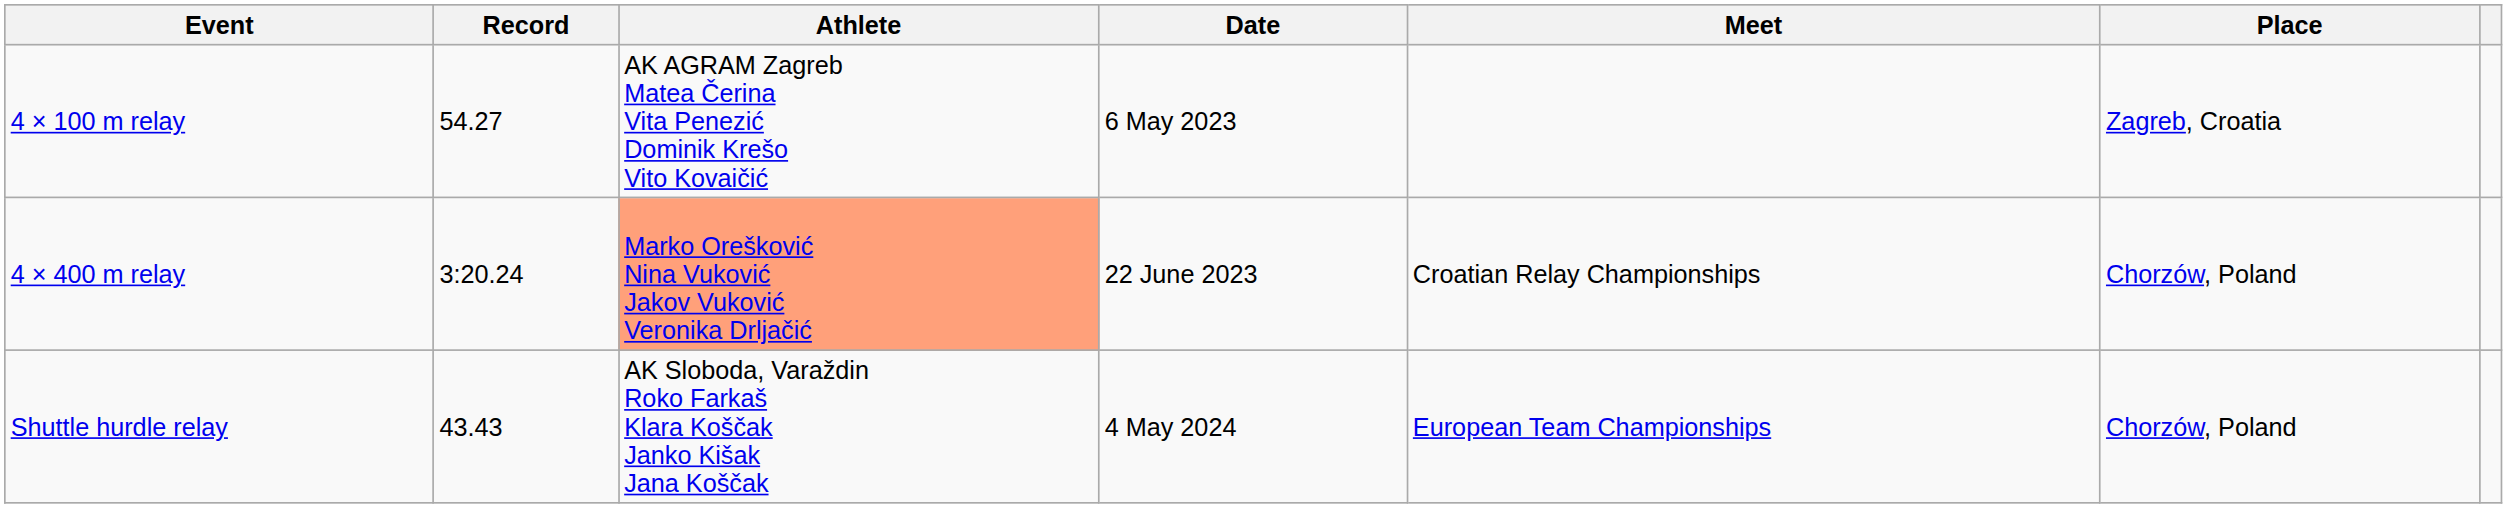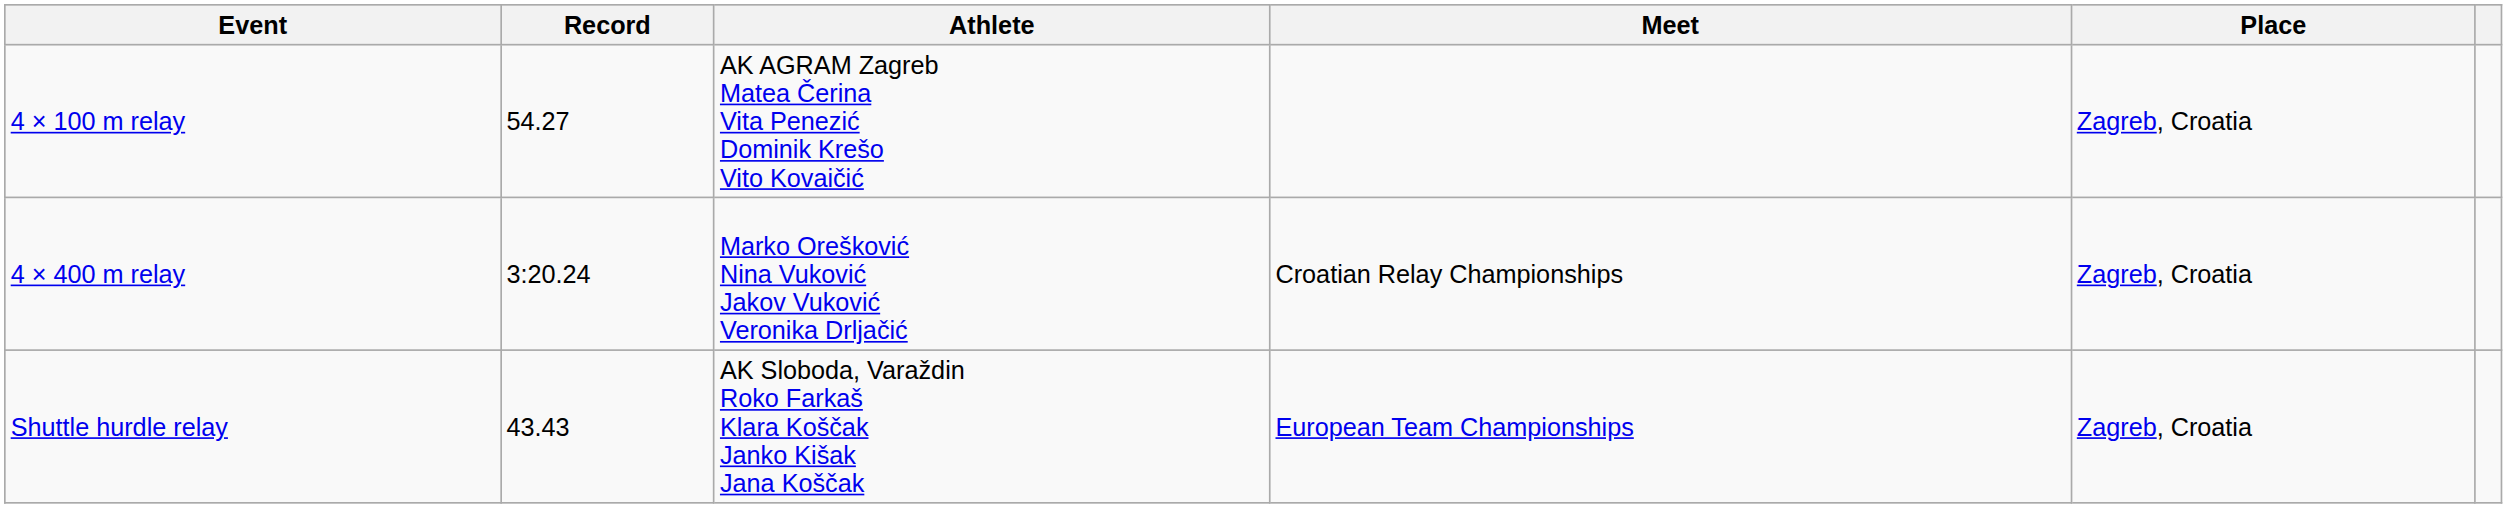- column: (1253, 25)
(719, 288) lightsalmon background -> (815, 288) no background
(2201, 274) Chorzów, Poland -> (2164, 274) Zagreb, Croatia
(2201, 427) Chorzów, Poland -> (2164, 427) Zagreb, Croatia
